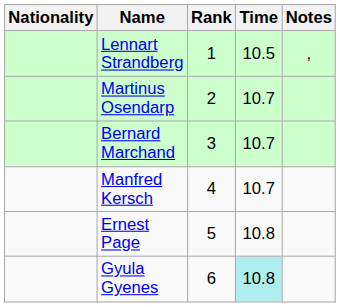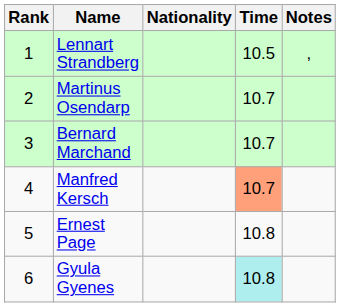columns swapped: (211, 17) <-> (51, 17)
(259, 188) no background -> (259, 188) lightsalmon background
